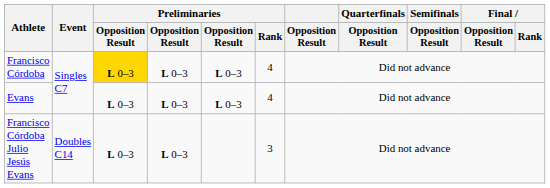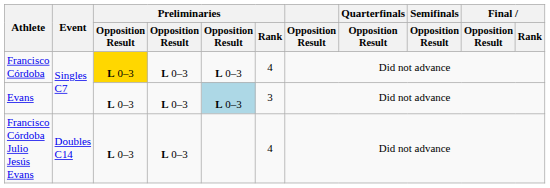(228, 105) no background -> (228, 105) lightblue background
(270, 98) 4 -> (270, 98) 3
(270, 148) 3 -> (270, 148) 4
